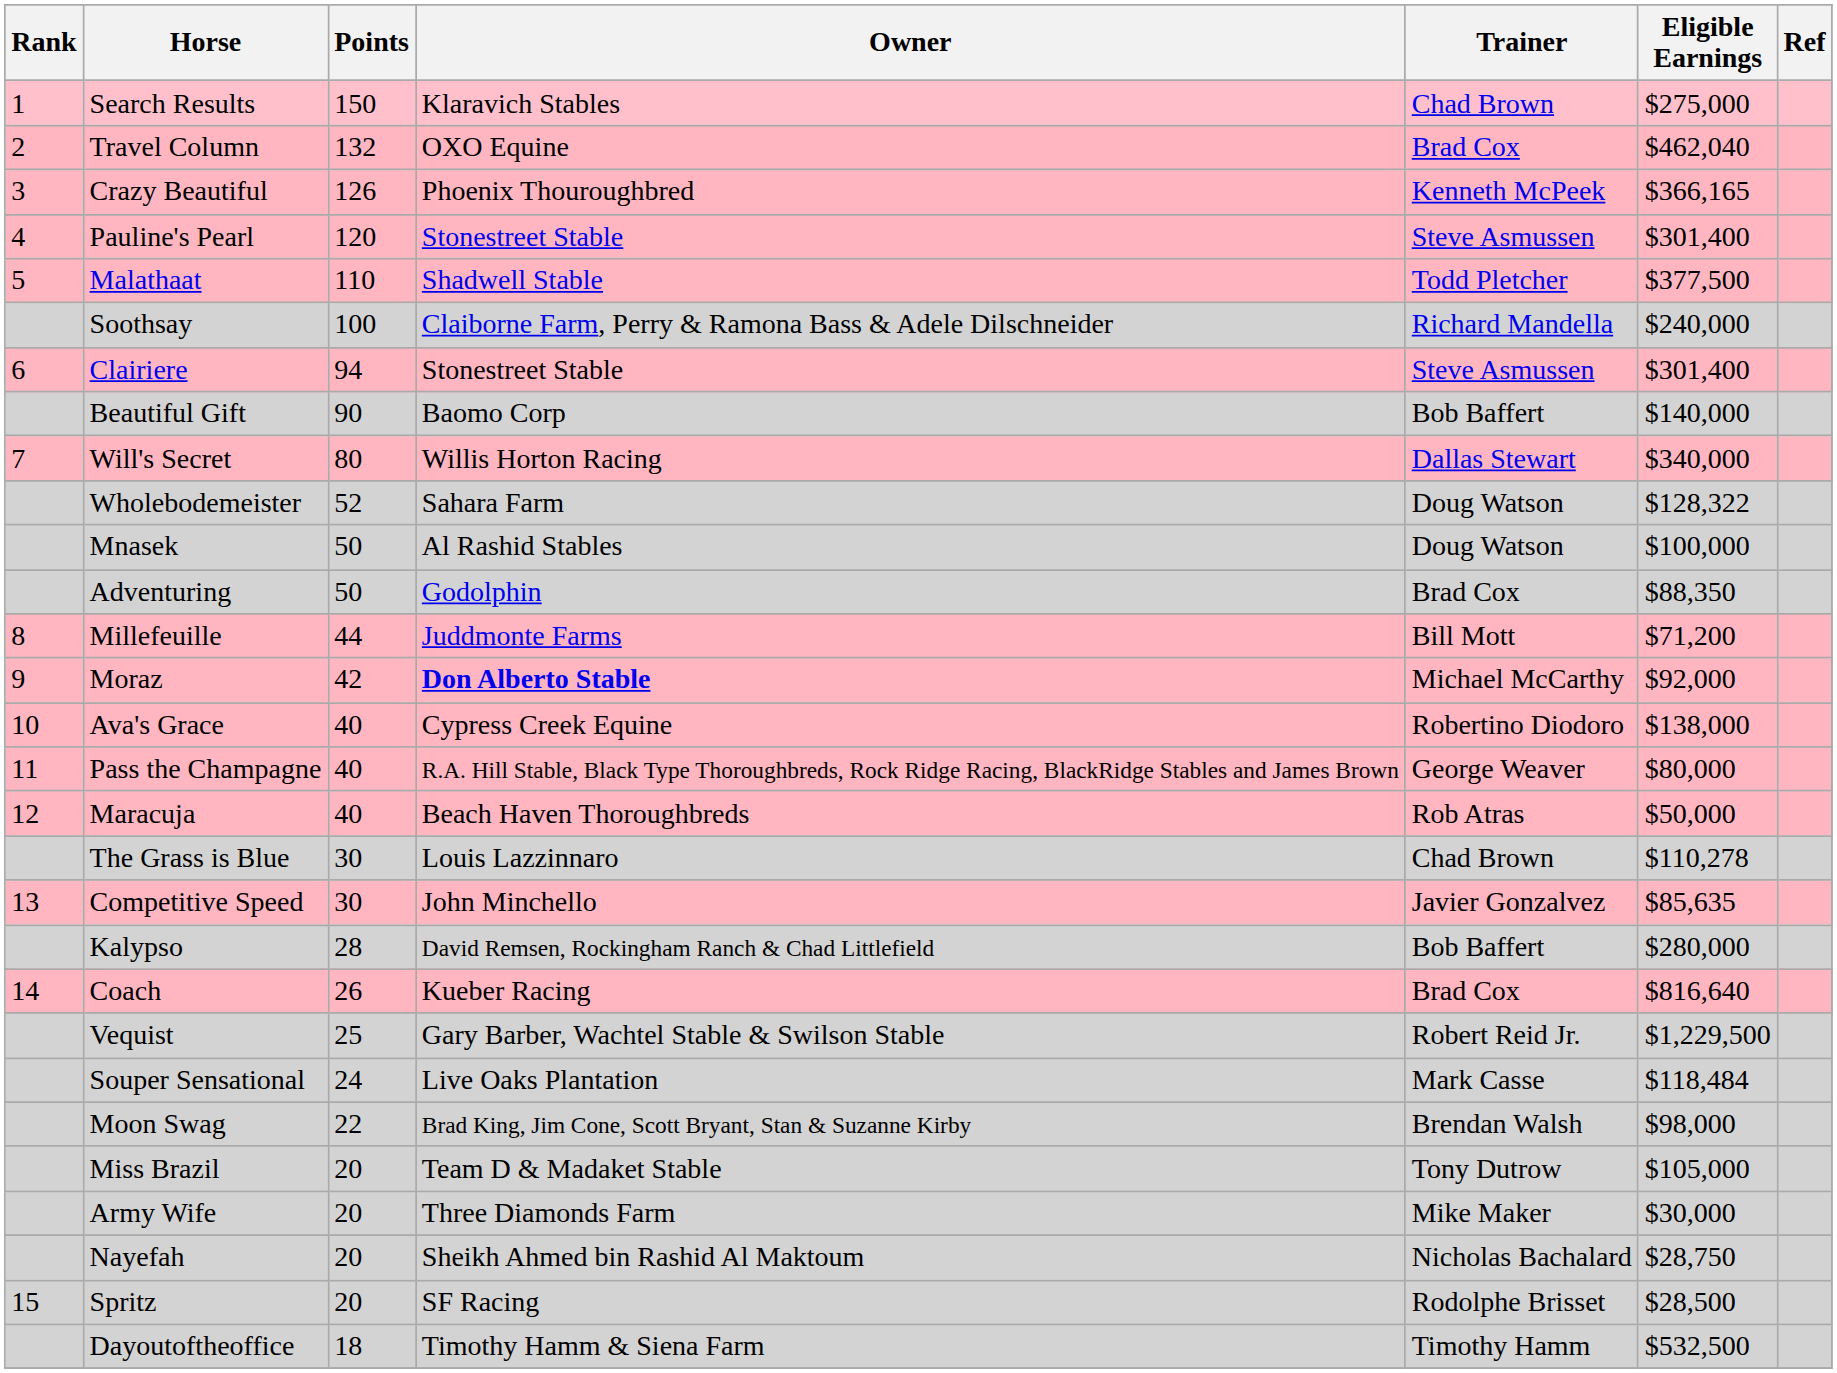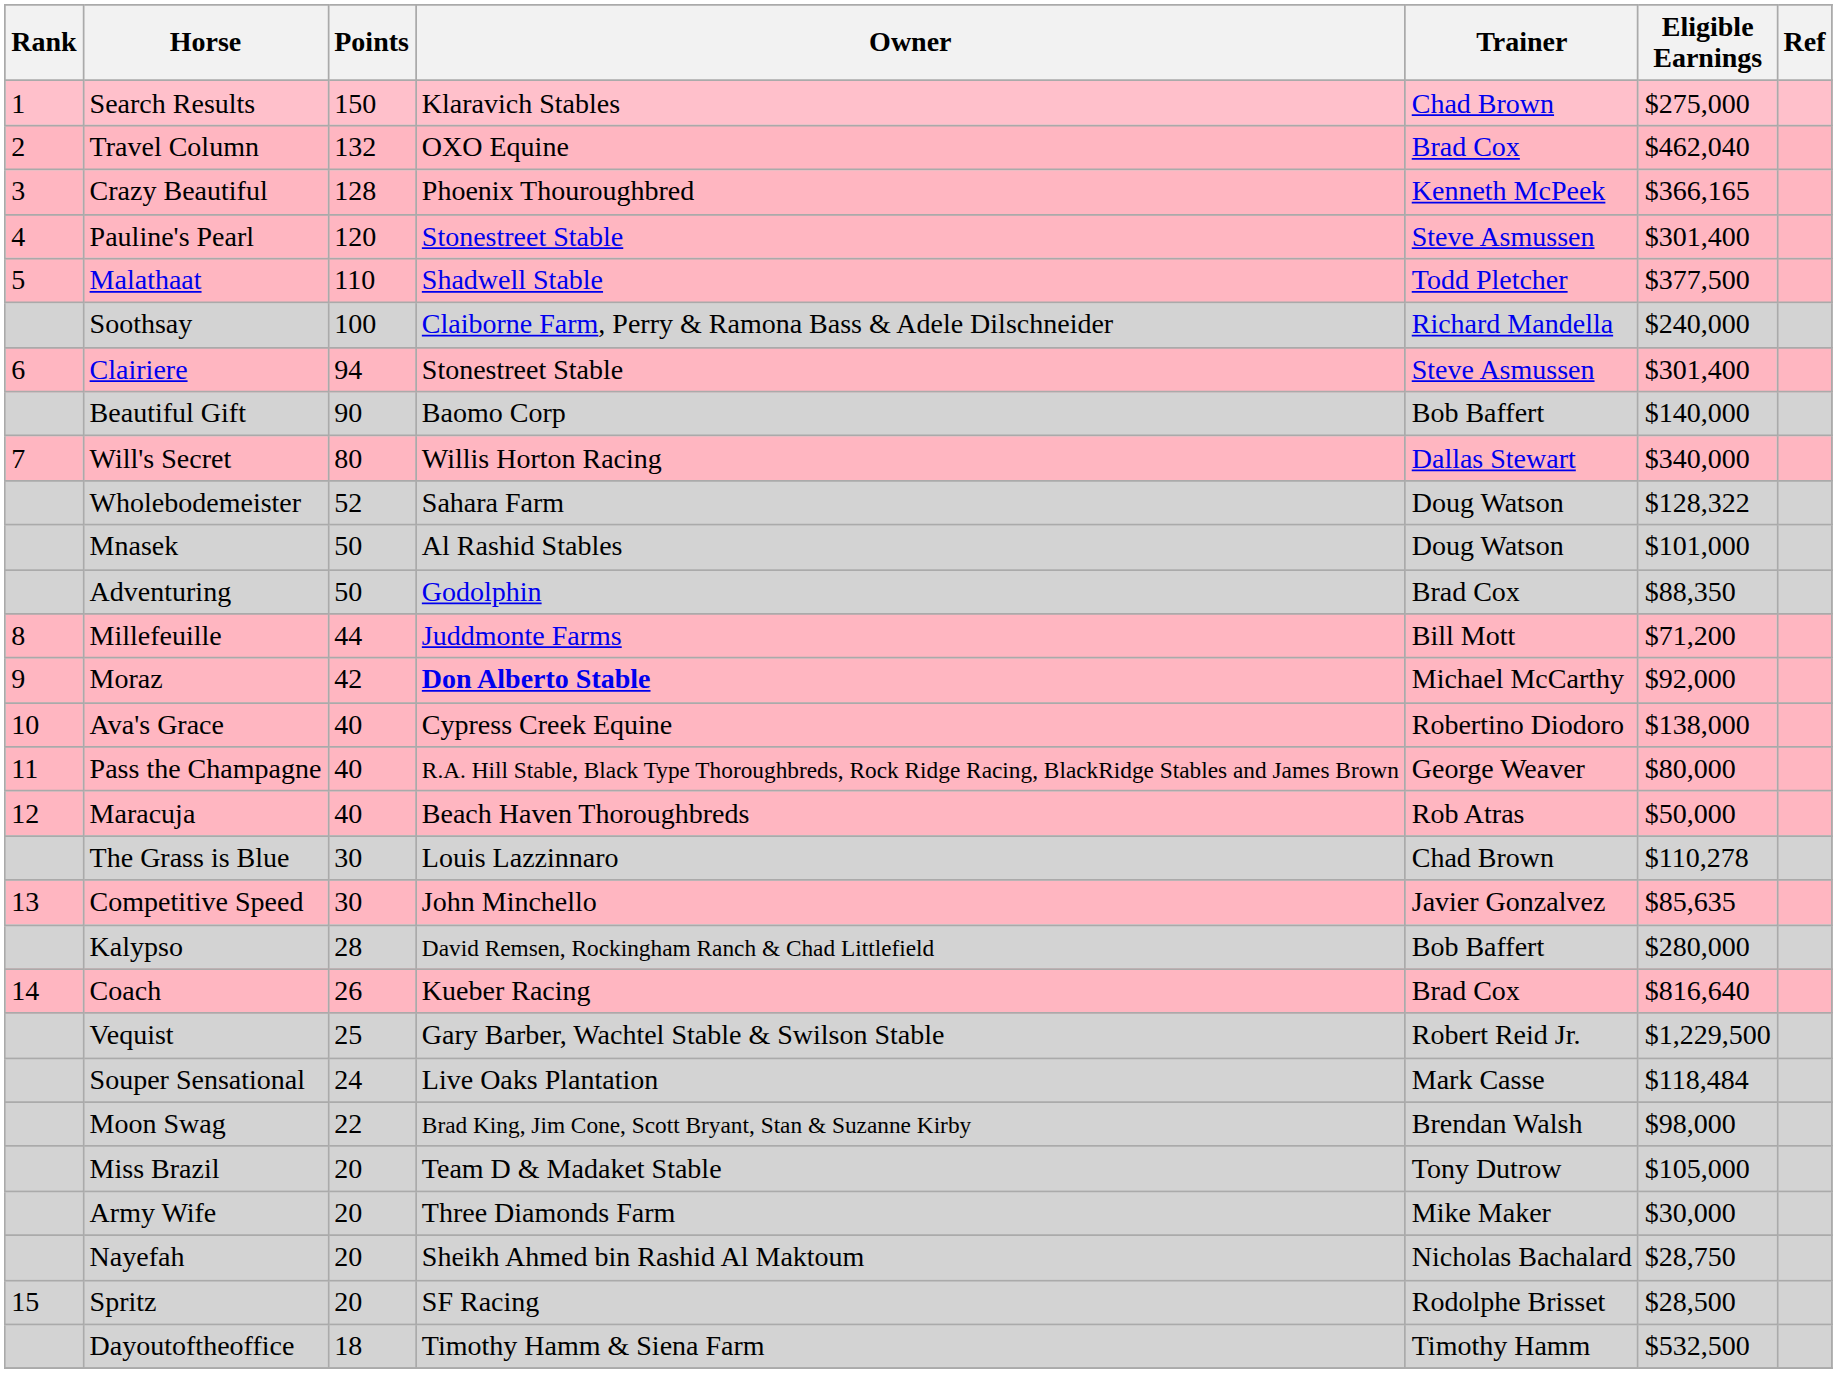(355, 191) 126 -> (355, 191) 128
(1697, 546) $100,000 -> (1697, 546) $101,000
